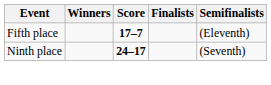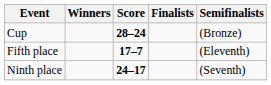+ row: (17, 32)
